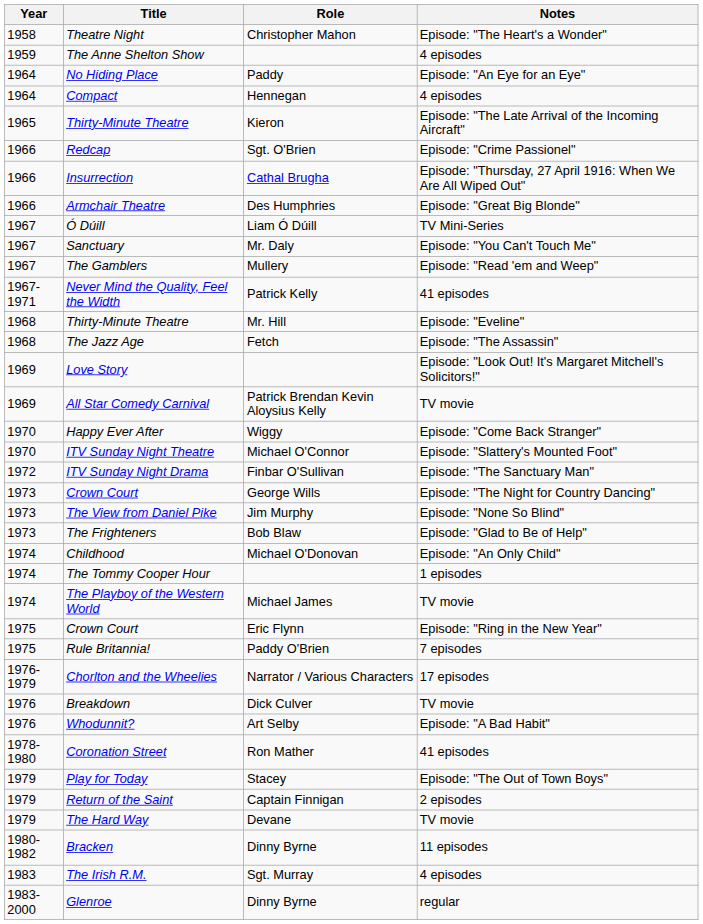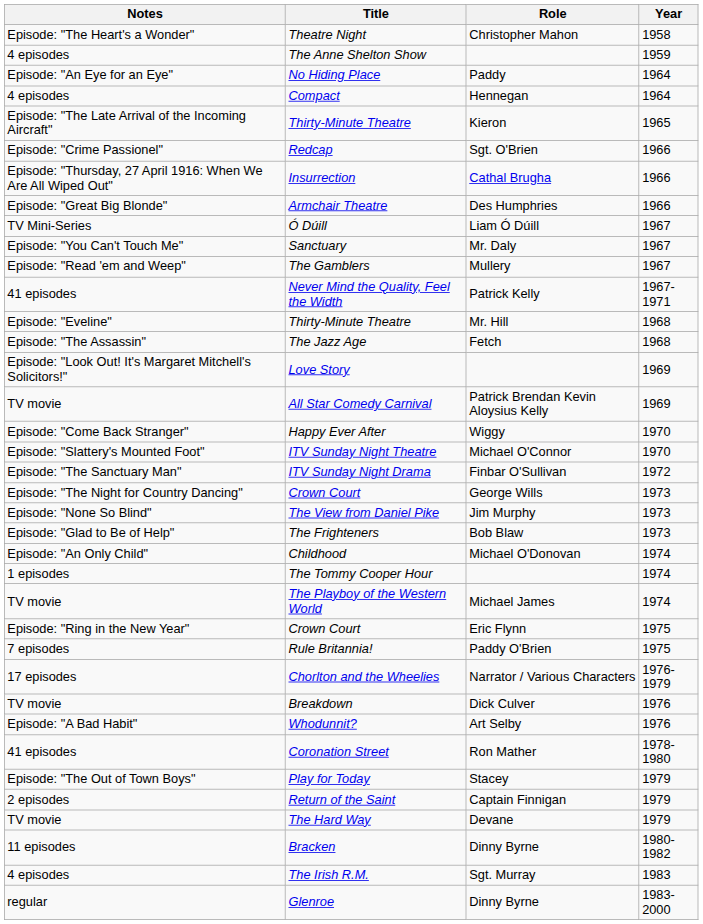columns swapped: (34, 14) <-> (557, 14)
